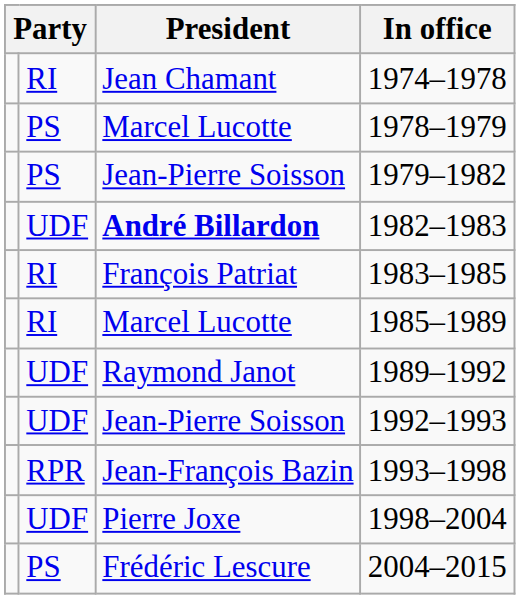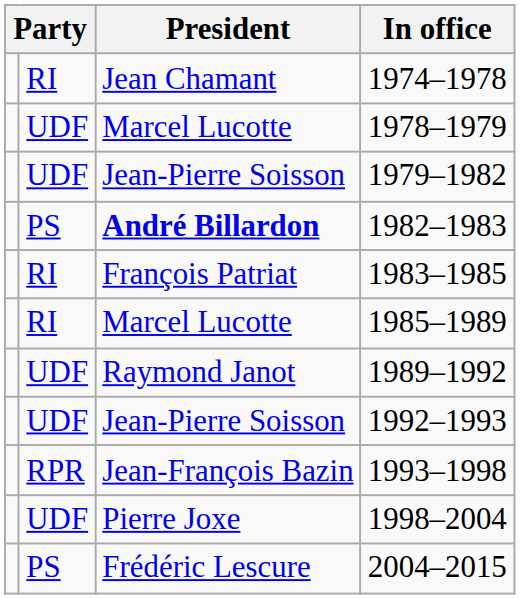(43, 126) PS -> (57, 126) UDF
(43, 175) PS -> (57, 175) UDF
(57, 224) UDF -> (43, 224) PS
